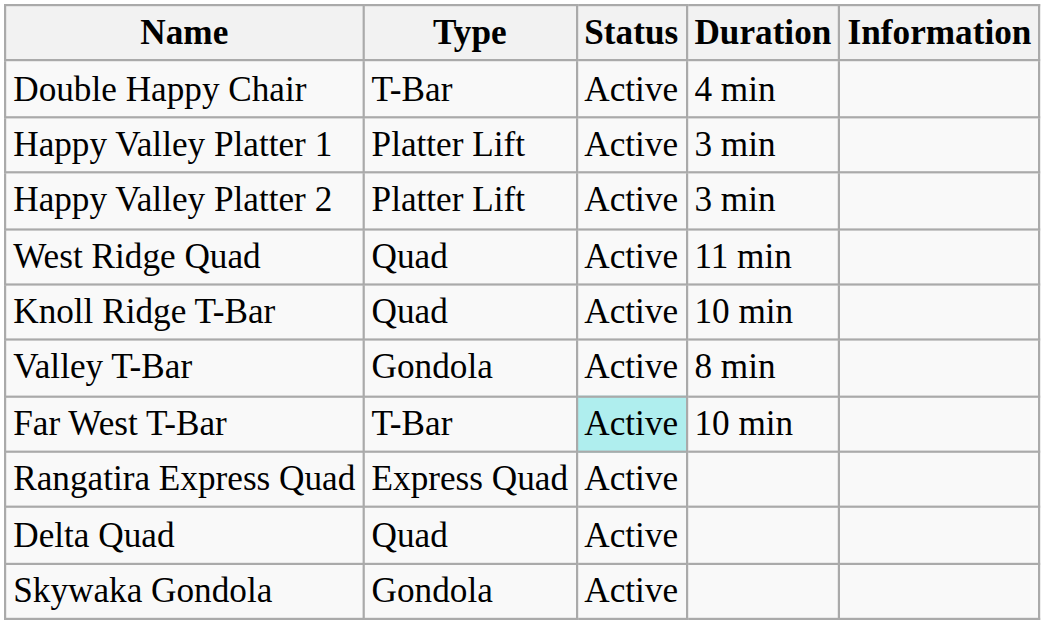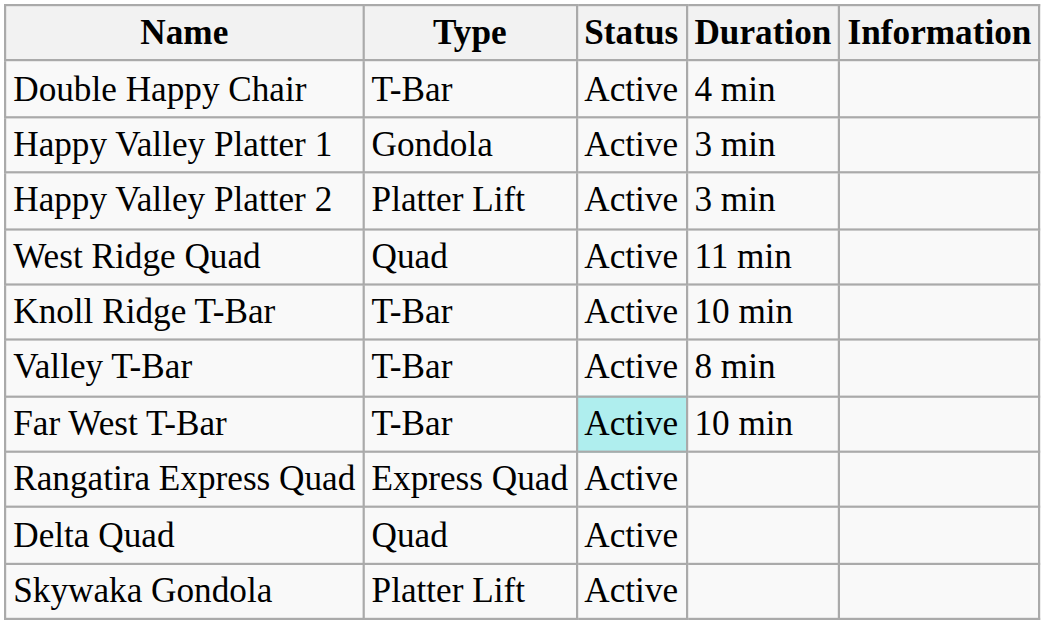(448, 144) Platter Lift -> (432, 144) Gondola
(410, 311) Quad -> (412, 311) T-Bar
(432, 367) Gondola -> (412, 367) T-Bar
(432, 590) Gondola -> (448, 590) Platter Lift
